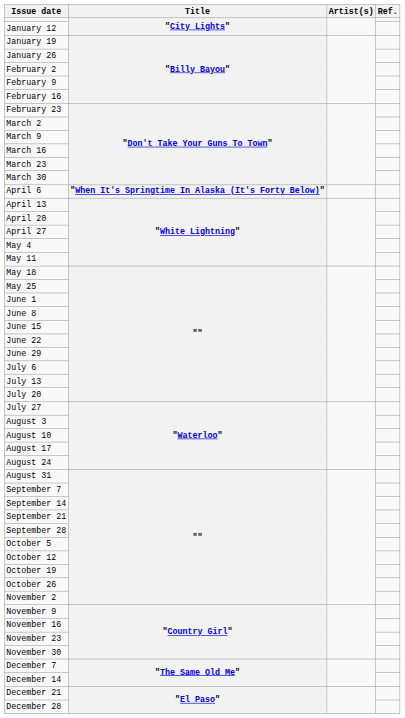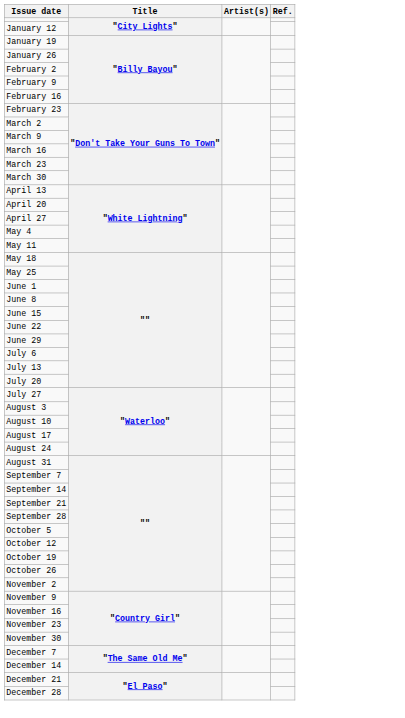- row: (24, 191)
